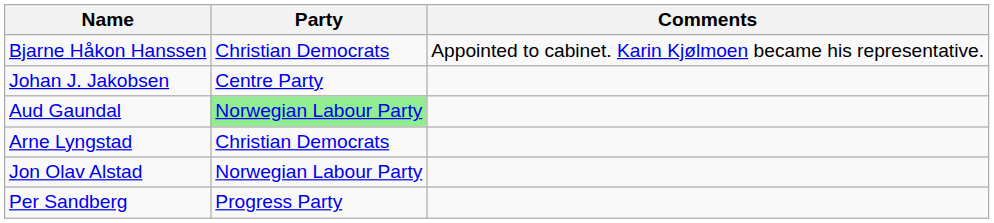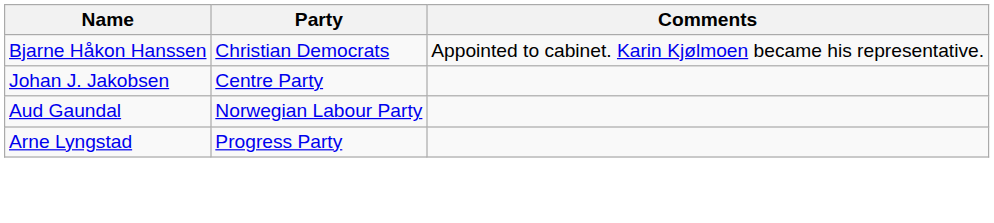(319, 111) lightgreen background -> (319, 111) no background
(302, 141) Christian Democrats -> (279, 141) Progress Party
- row: (76, 171)
- row: (68, 202)
